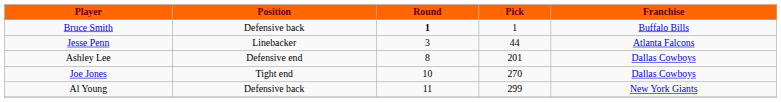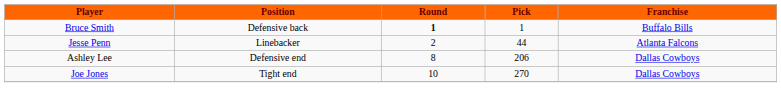(427, 43) 3 -> (433, 43) 2
(515, 58) 201 -> (522, 58) 206
- row: (88, 89)
